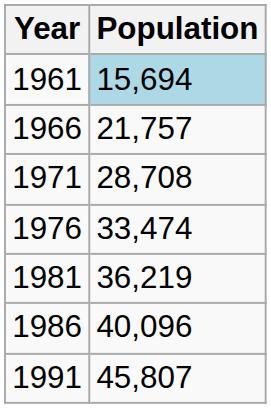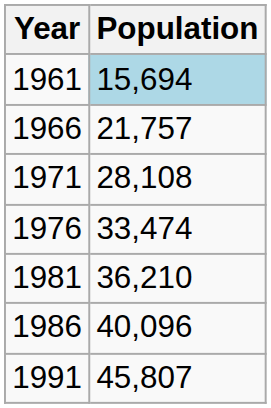(144, 178) 28,708 -> (144, 178) 28,108
(144, 278) 36,219 -> (144, 278) 36,210
